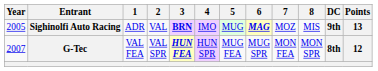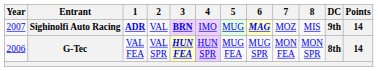(16, 27) 2005 -> (16, 27) 2007
(135, 27) normal -> (135, 27) bold
(358, 27) 13 -> (358, 27) 14
(16, 48) 2007 -> (16, 48) 2006
(358, 48) 12 -> (358, 48) 14
